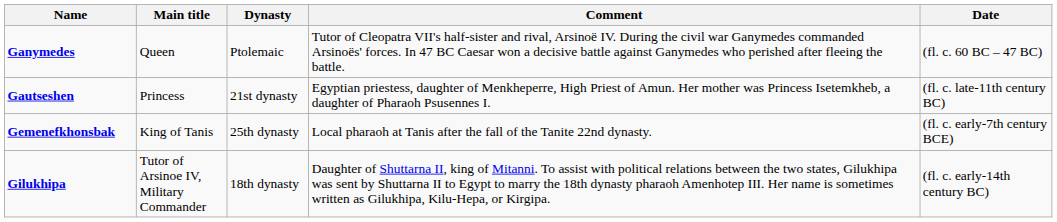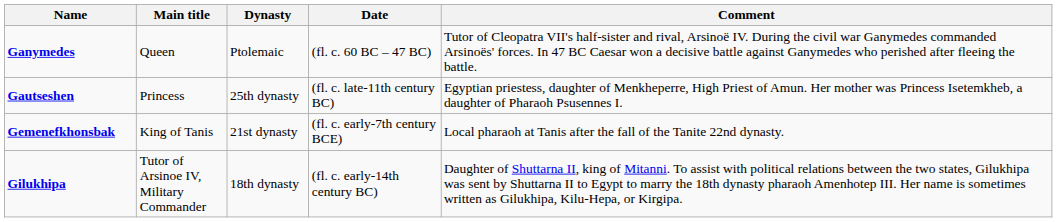columns swapped: (986, 15) <-> (614, 15)
(264, 95) 21st dynasty -> (264, 95) 25th dynasty
(264, 132) 25th dynasty -> (264, 132) 21st dynasty
